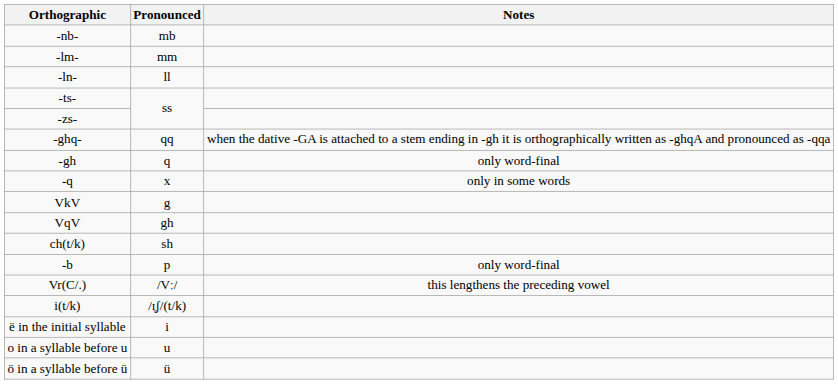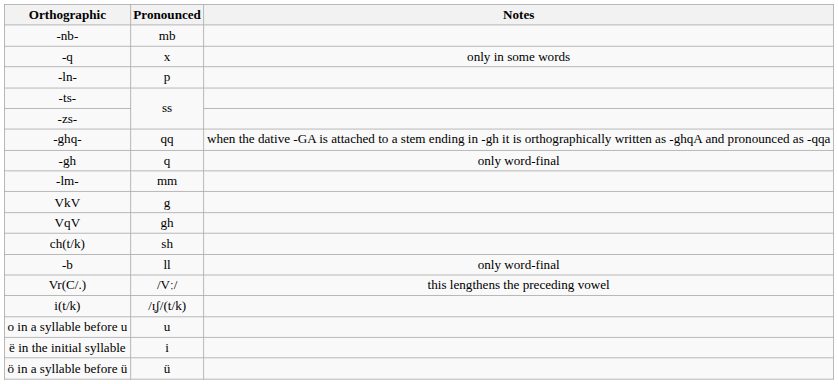rows swapped: (67, 56) <-> (67, 181)
(167, 77) ll -> (167, 77) p
(167, 264) p -> (167, 264) ll
rows swapped: (67, 327) <-> (67, 347)
